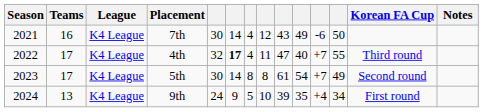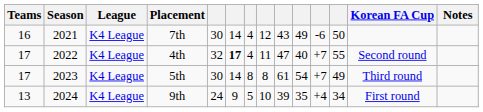columns swapped: (26, 15) <-> (67, 15)
(392, 55) Third round -> (392, 55) Second round
(392, 76) Second round -> (392, 76) Third round
